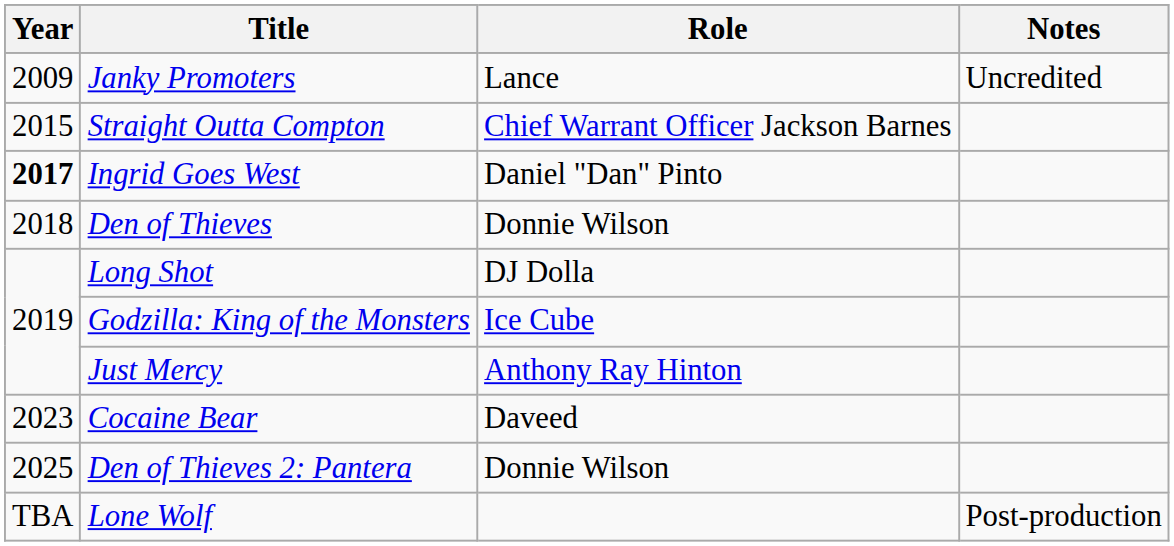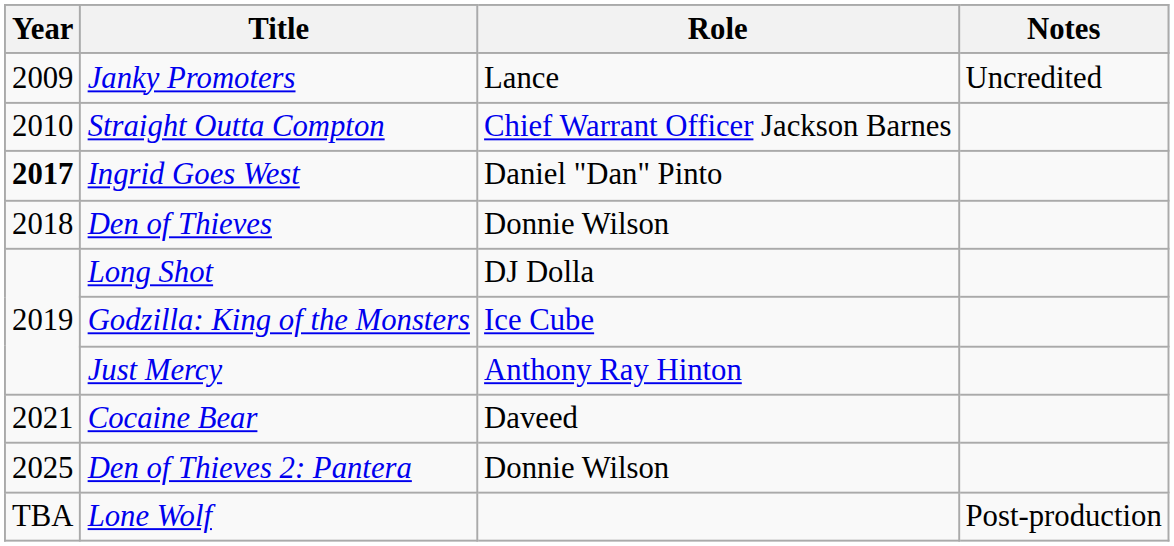(43, 126) 2015 -> (43, 126) 2010
(43, 418) 2023 -> (43, 418) 2021
